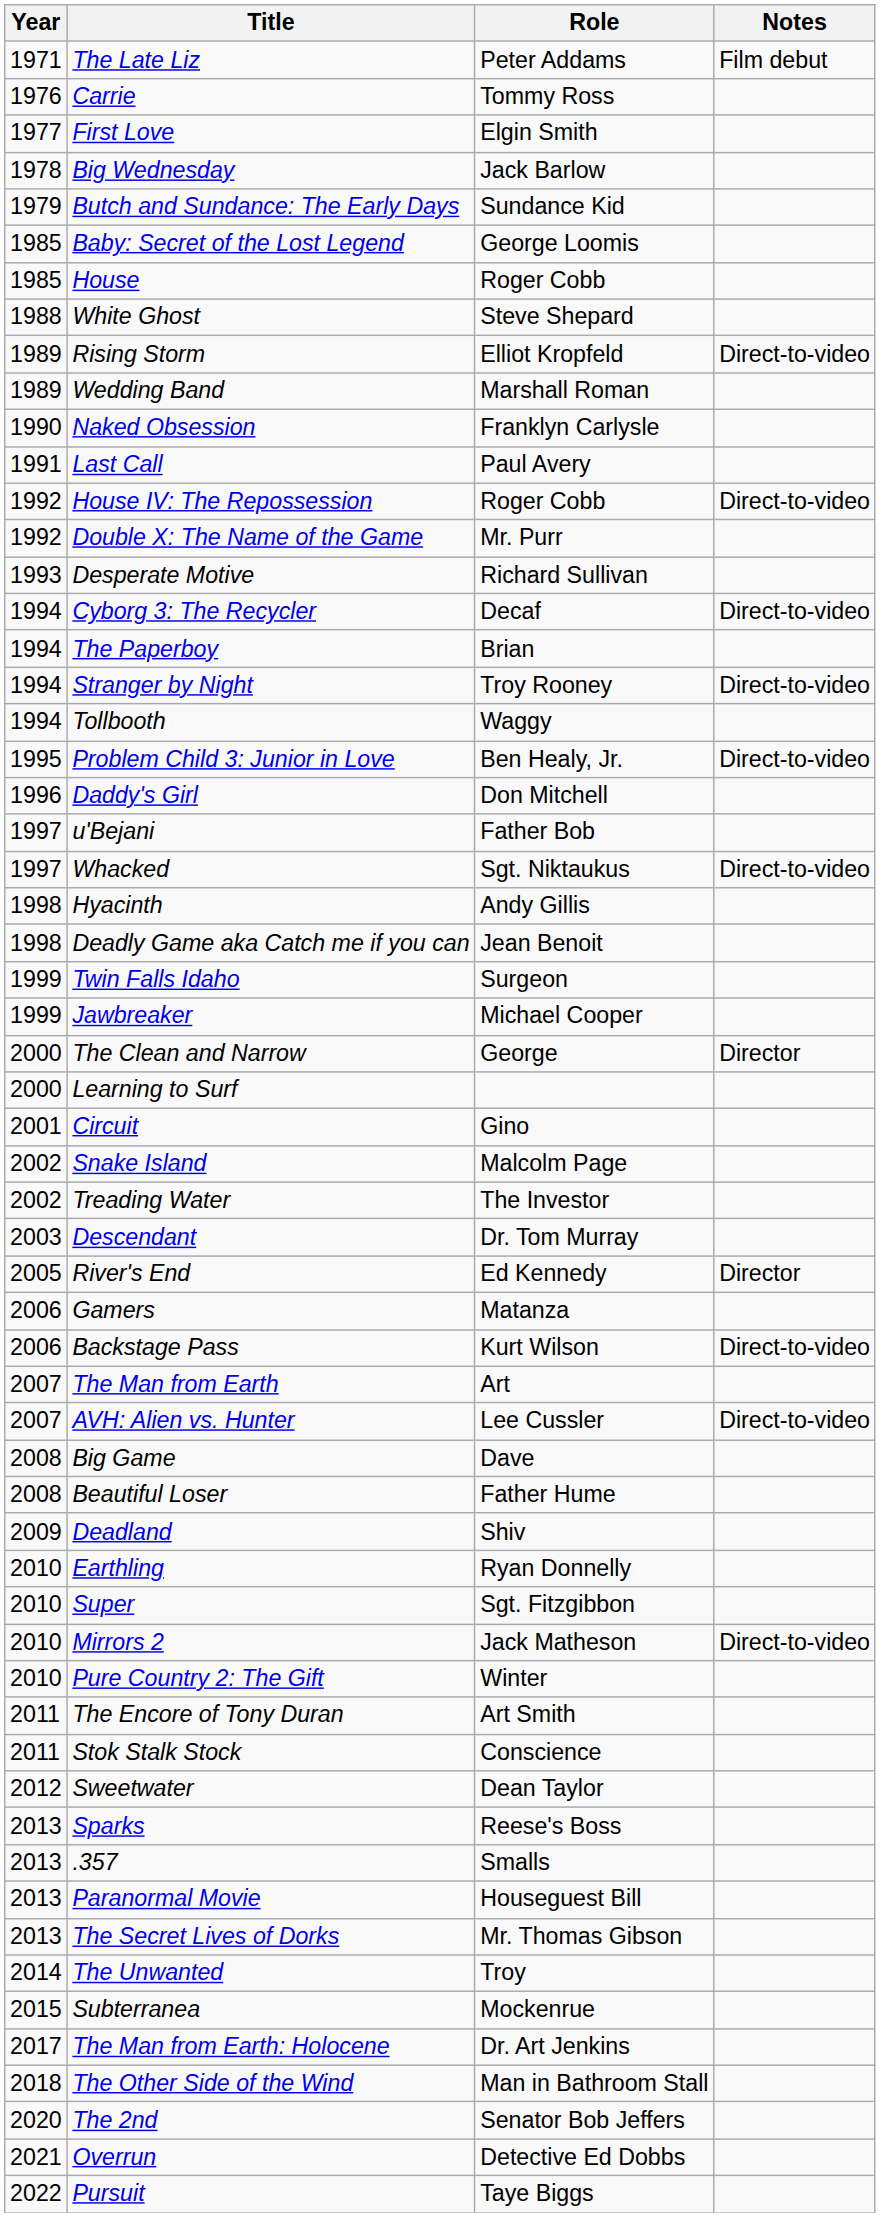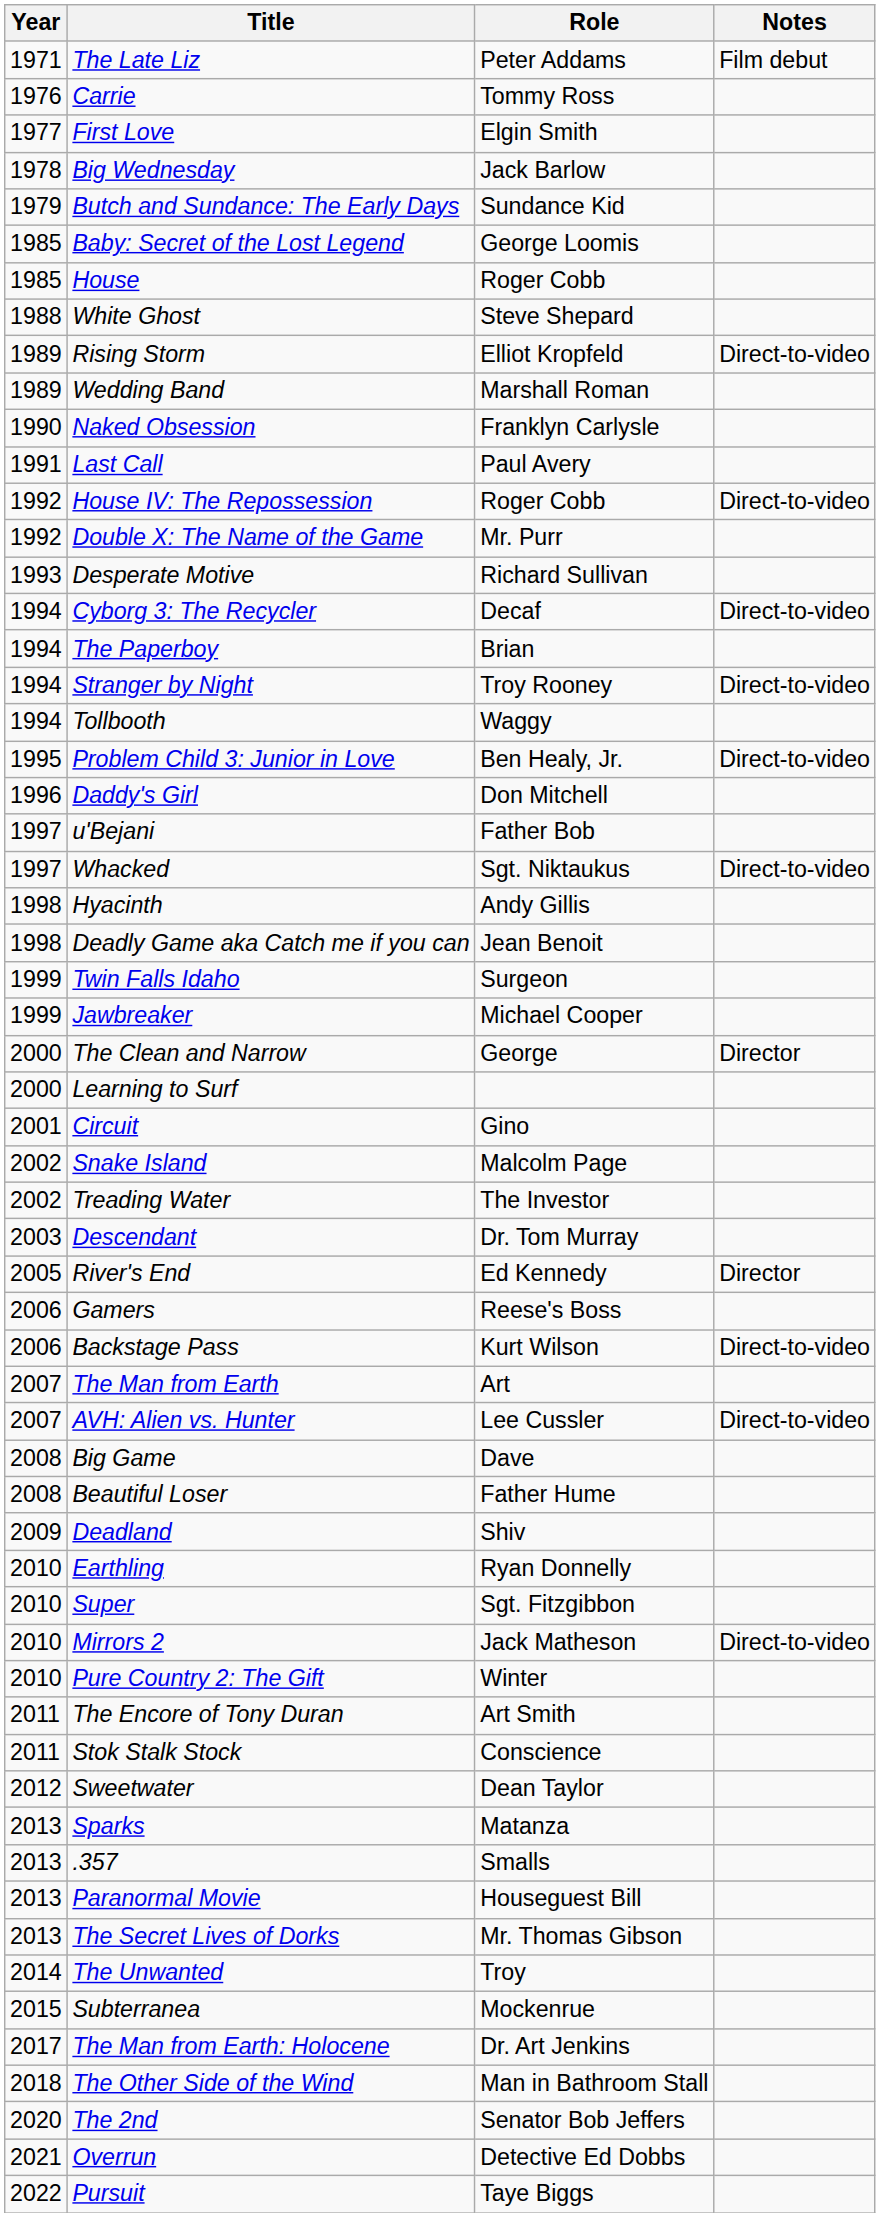(525, 1310) Matanza -> (551, 1310) Reese's Boss
(551, 1825) Reese's Boss -> (525, 1825) Matanza
